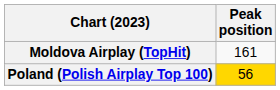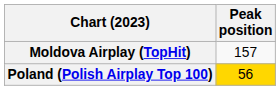(246, 52) 161 -> (246, 52) 157
